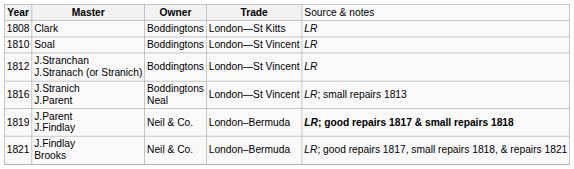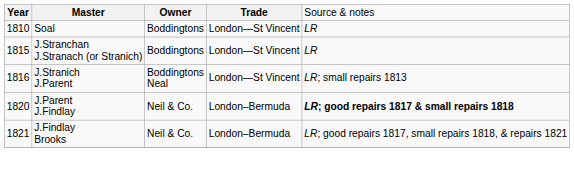- row: (46, 28)
(18, 67) 1812 -> (18, 50) 1815
(18, 122) 1819 -> (18, 106) 1820
